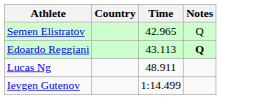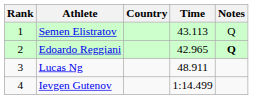+ column: (20, 13)
(161, 31) 42.965 -> (193, 31) 43.113
(161, 49) 43.113 -> (193, 49) 42.965
